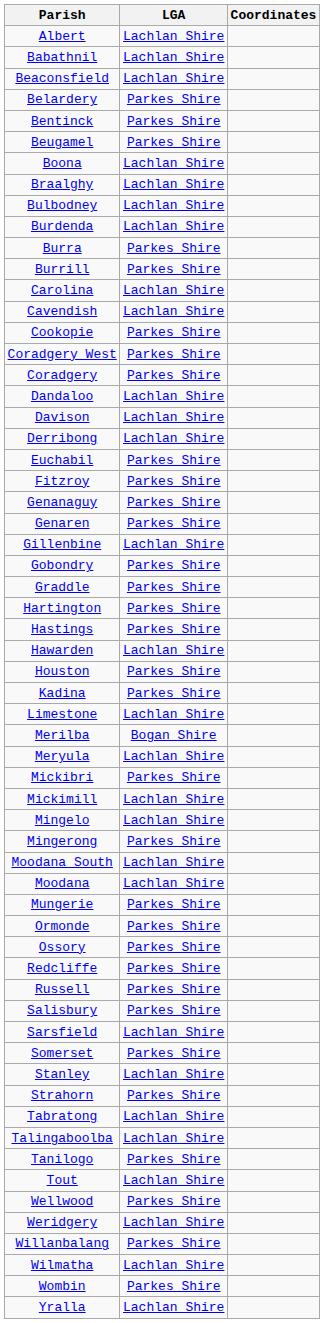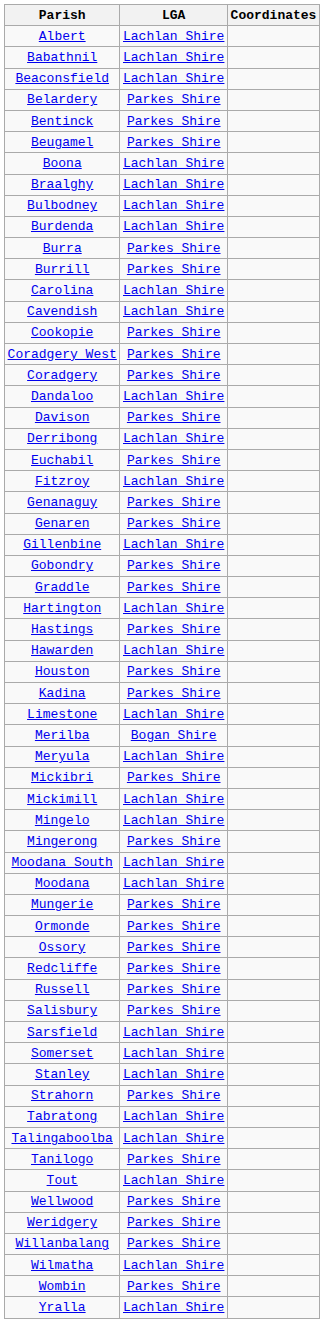(174, 418) Lachlan Shire -> (174, 418) Parkes Shire
(174, 481) Parkes Shire -> (174, 481) Lachlan Shire
(174, 608) Parkes Shire -> (174, 608) Lachlan Shire
(174, 1053) Parkes Shire -> (174, 1053) Lachlan Shire
(174, 1223) Lachlan Shire -> (174, 1223) Parkes Shire
